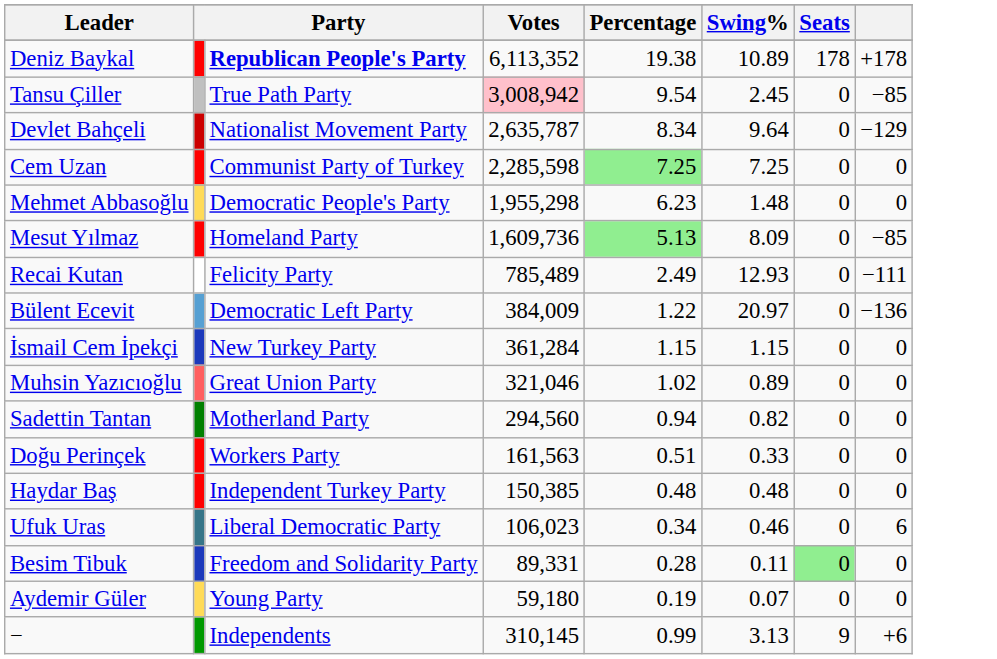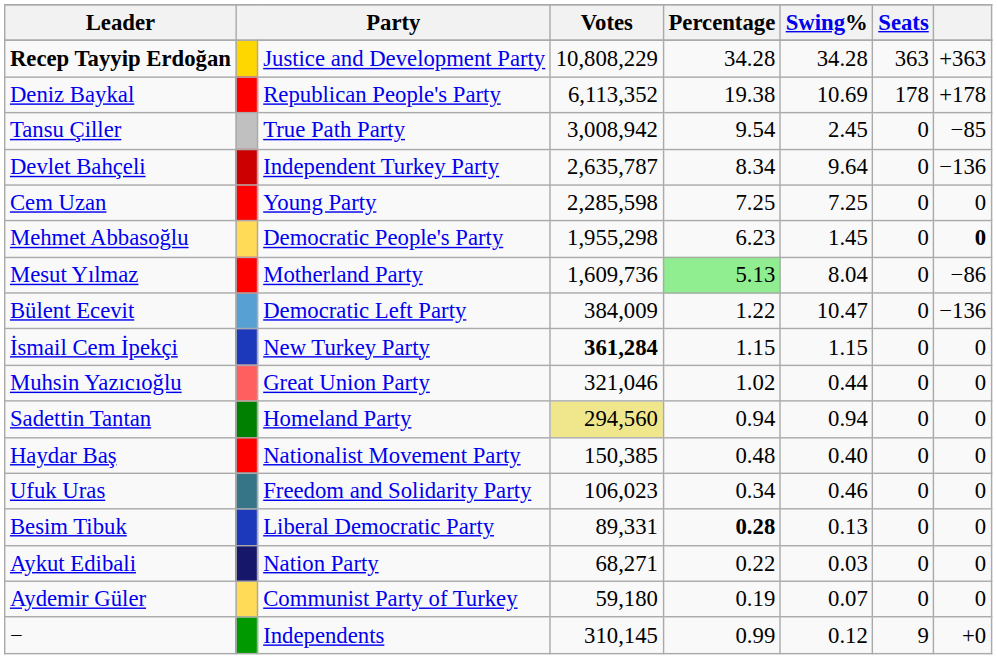+ row: (120, 58)
(338, 58) bold -> (382, 94) normal
(763, 58) 10.89 -> (842, 94) 10.69
(534, 94) pink background -> (613, 130) no background
(338, 130) Nationalist Movement Party -> (381, 166) Independent Turkey Party
(884, 130) −129 -> (963, 166) −136
(337, 166) Communist Party of Turkey -> (320, 202) Young Party
(676, 166) lightgreen background -> (755, 202) no background
(769, 202) 1.48 -> (848, 238) 1.45
(902, 202) normal -> (980, 238) bold
(284, 238) Homeland Party -> (343, 274) Motherland Party
(769, 238) 8.09 -> (848, 274) 8.04
(889, 238) −85 -> (968, 274) −86
- row: (66, 274)
(763, 310) 20.97 -> (842, 310) 10.47
(542, 346) normal -> (621, 346) bold
(769, 382) 0.89 -> (848, 382) 0.44
(289, 418) Motherland Party -> (337, 418) Homeland Party
(542, 418) no background -> (621, 418) khaki background
(769, 418) 0.82 -> (848, 418) 0.94
- row: (78, 454)
(327, 490) Independent Turkey Party -> (392, 454) Nationalist Movement Party
(769, 490) 0.48 -> (848, 454) 0.40
(325, 526) Liberal Democratic Party -> (397, 490) Freedom and Solidarity Party
(902, 526) 6 -> (980, 490) 0
(344, 563) Freedom and Solidarity Party -> (379, 526) Liberal Democratic Party
(676, 563) normal -> (755, 526) bold
(769, 563) 0.11 -> (848, 526) 0.13
(844, 563) lightgreen background -> (923, 526) no background
+ row: (73, 563)
(266, 599) Young Party -> (390, 599) Communist Party of Turkey
(769, 635) 3.13 -> (848, 635) 0.12
(895, 635) +6 -> (974, 635) +0
